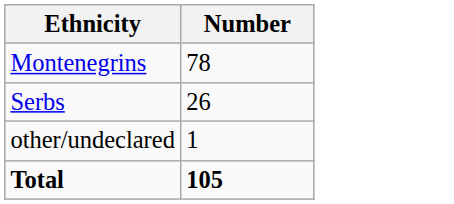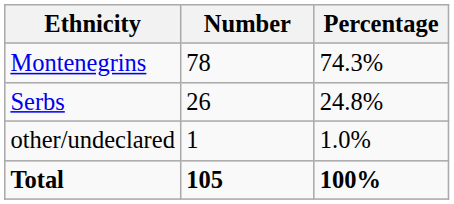+ column: (381, 23)
